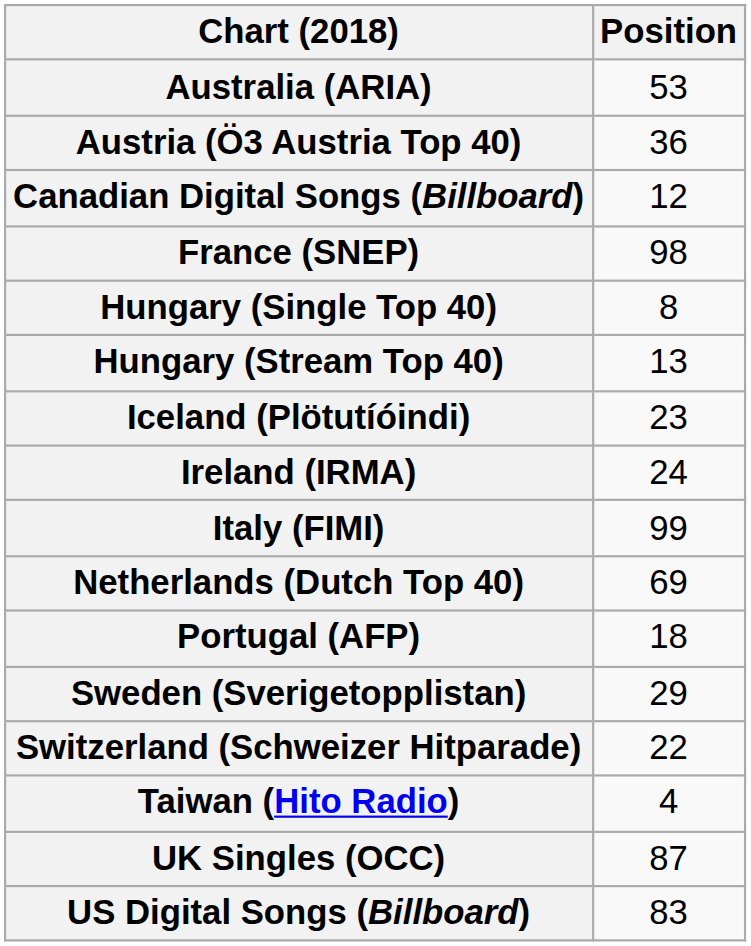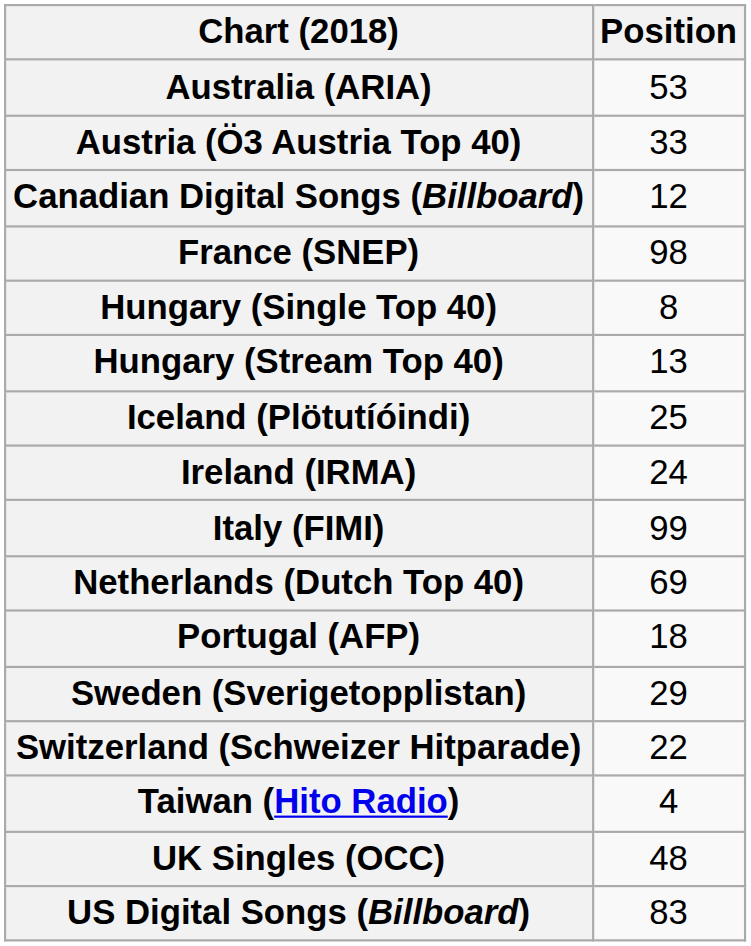(669, 142) 36 -> (669, 142) 33
(669, 417) 23 -> (669, 417) 25
(669, 857) 87 -> (669, 857) 48
